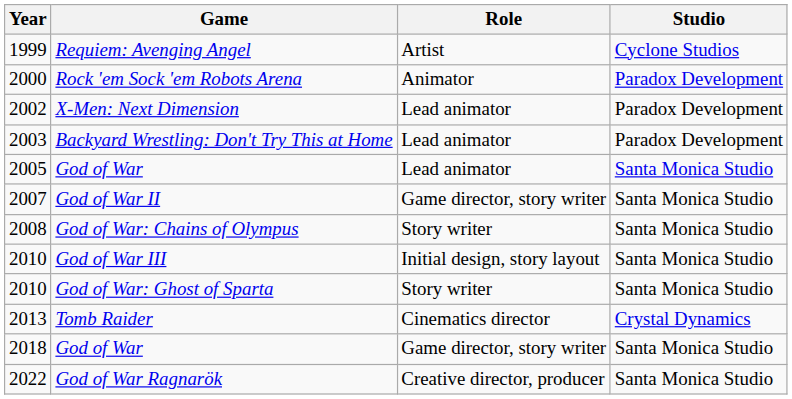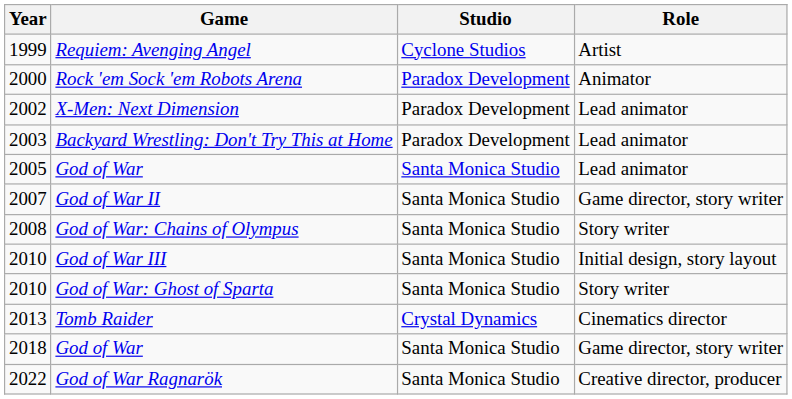columns swapped: (504, 19) <-> (699, 19)
